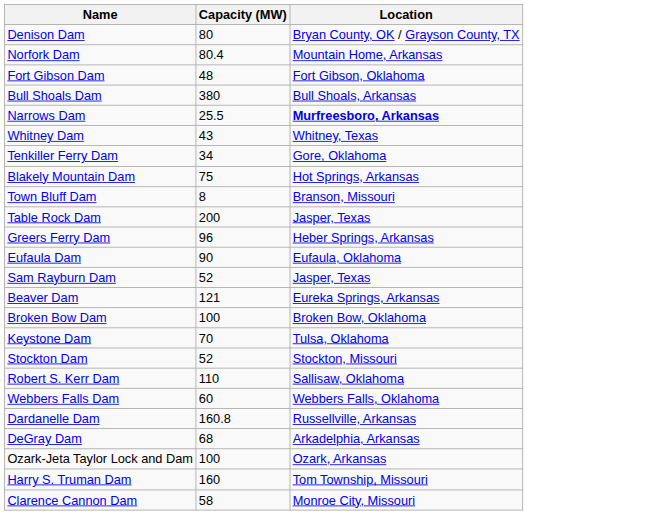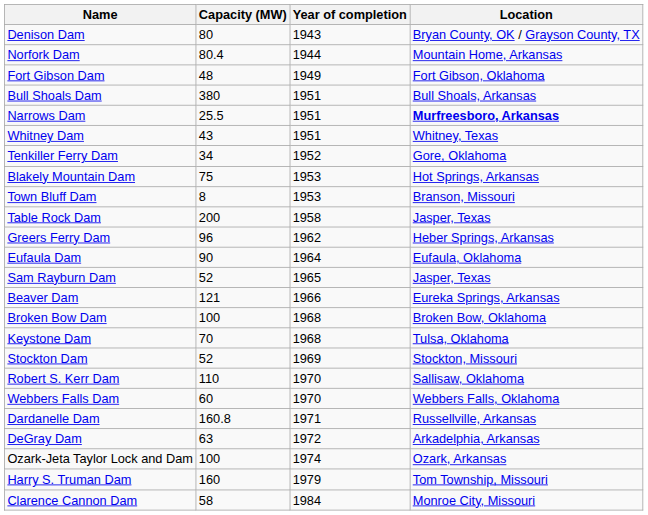+ column: (350, 15)
(206, 439) 68 -> (206, 439) 63
